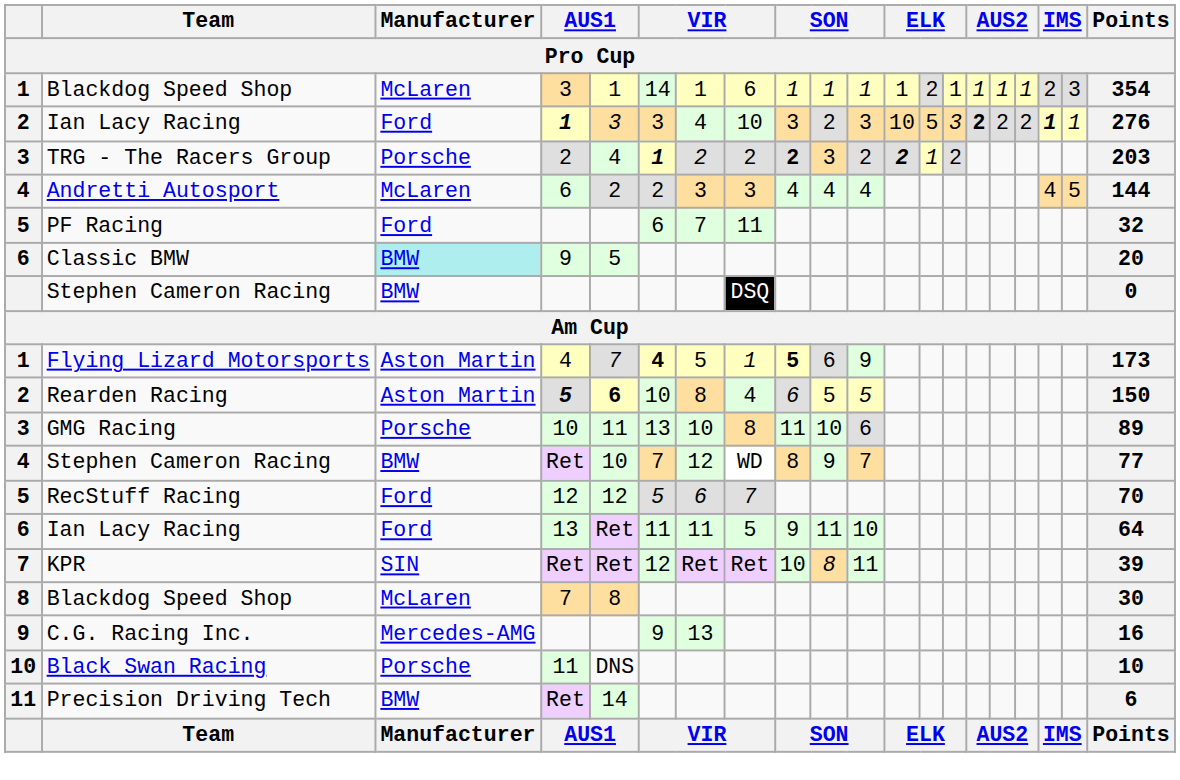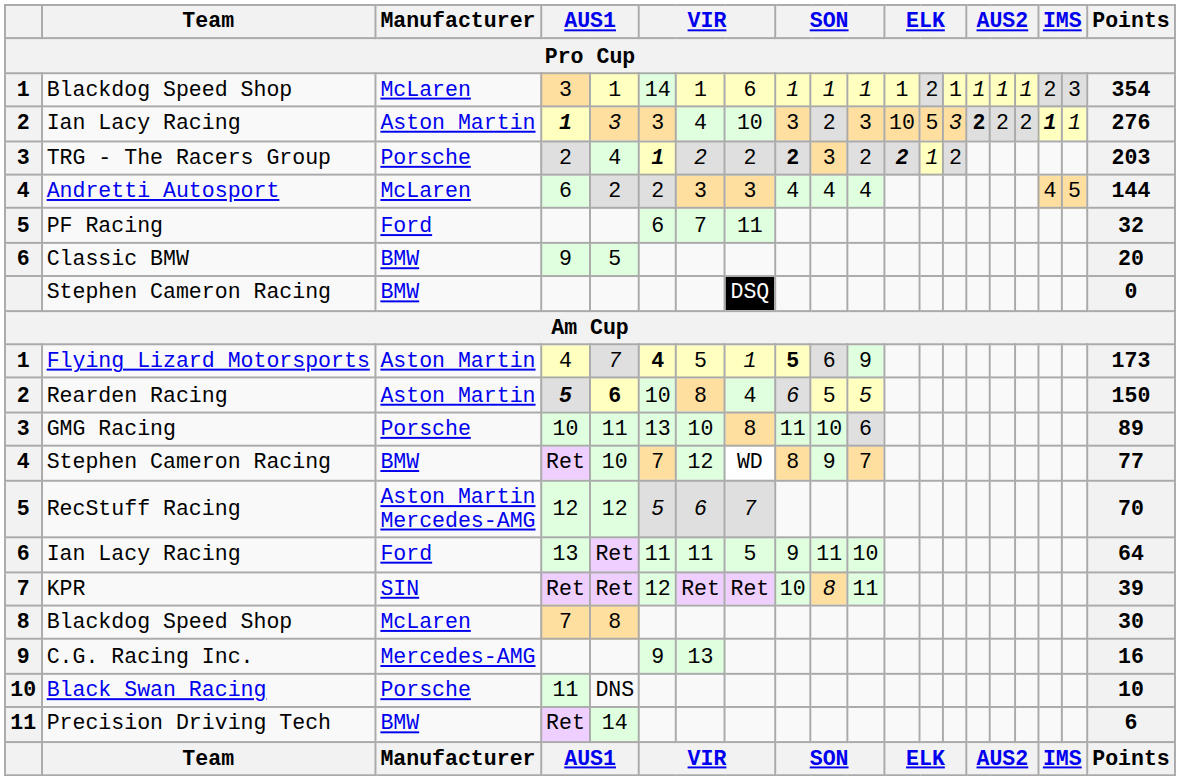(406, 124) Ford -> (458, 124) Aston Martin
(400, 260) paleturquoise background -> (400, 260) no background
(406, 497) Ford -> (458, 509) Aston Martin Mercedes-AMG
